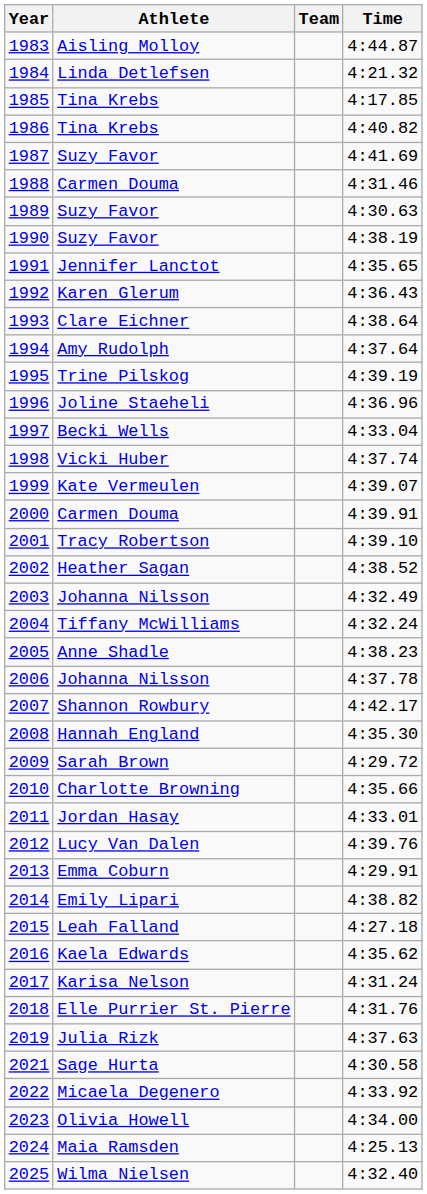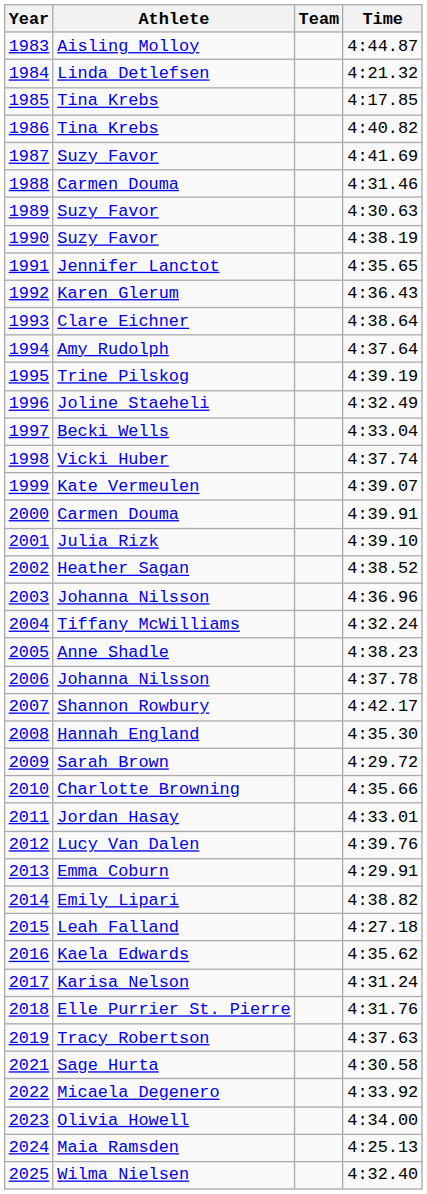(383, 404) 4:36.96 -> (383, 404) 4:32.49
(133, 542) Tracy Robertson -> (108, 542) Julia Rizk
(383, 597) 4:32.49 -> (383, 597) 4:36.96
(108, 1038) Julia Rizk -> (133, 1038) Tracy Robertson
